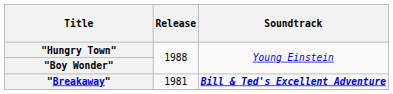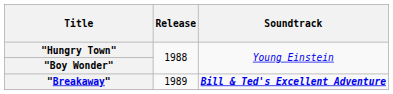(176, 81) 1981 -> (176, 81) 1989
